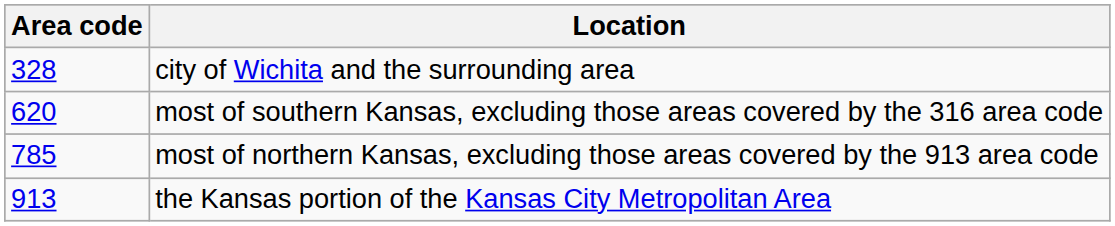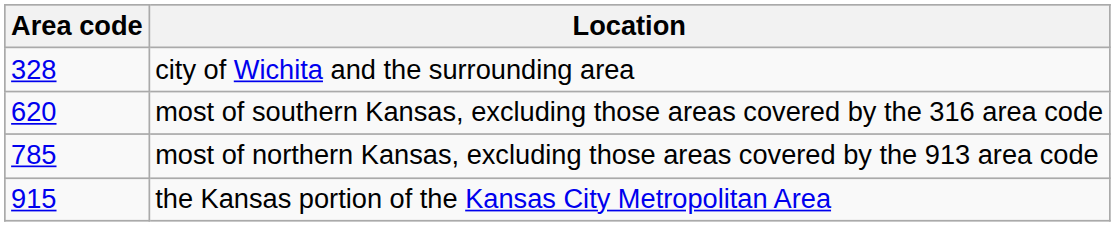(34, 198) 913 -> (34, 198) 915
